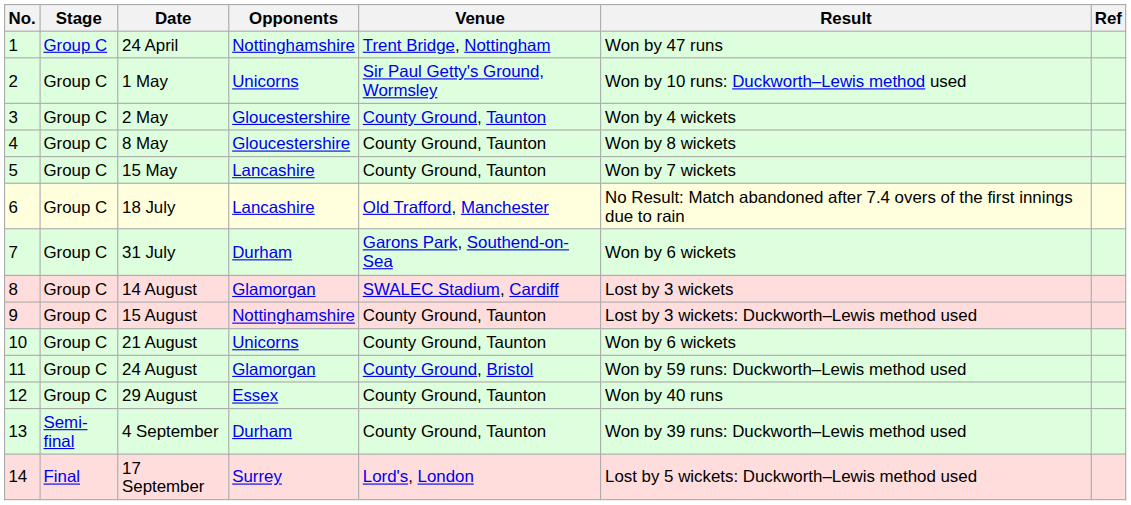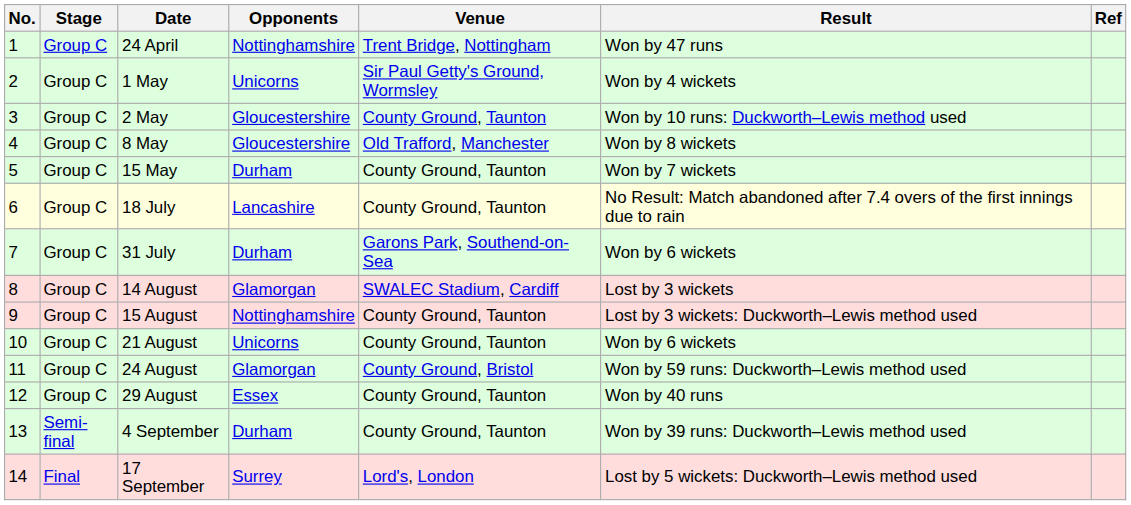(786, 81) Won by 10 runs: Duckworth–Lewis method used -> (670, 81) Won by 4 wickets
(670, 117) Won by 4 wickets -> (786, 117) Won by 10 runs: Duckworth–Lewis method used
(454, 144) County Ground, Taunton -> (456, 144) Old Trafford, Manchester
(273, 171) Lancashire -> (262, 171) Durham
(456, 207) Old Trafford, Manchester -> (454, 207) County Ground, Taunton
